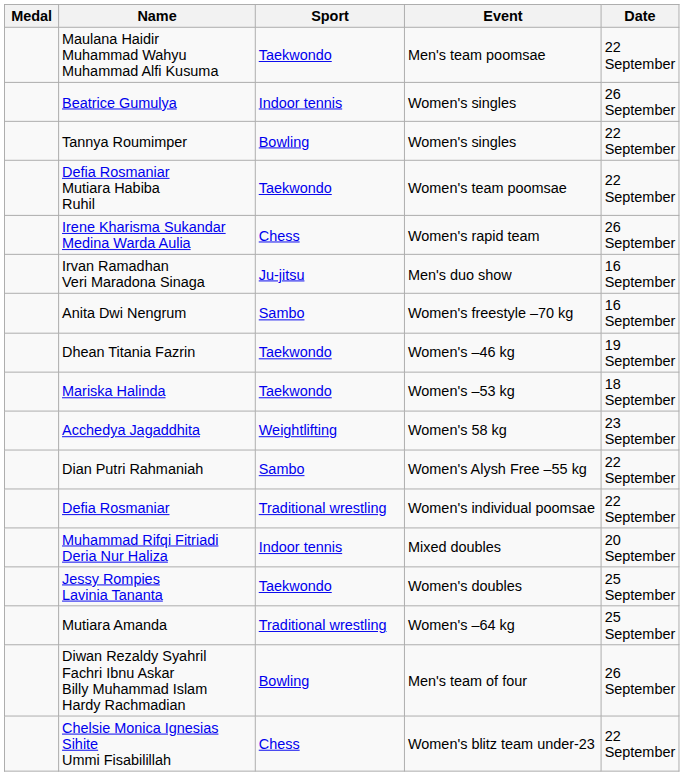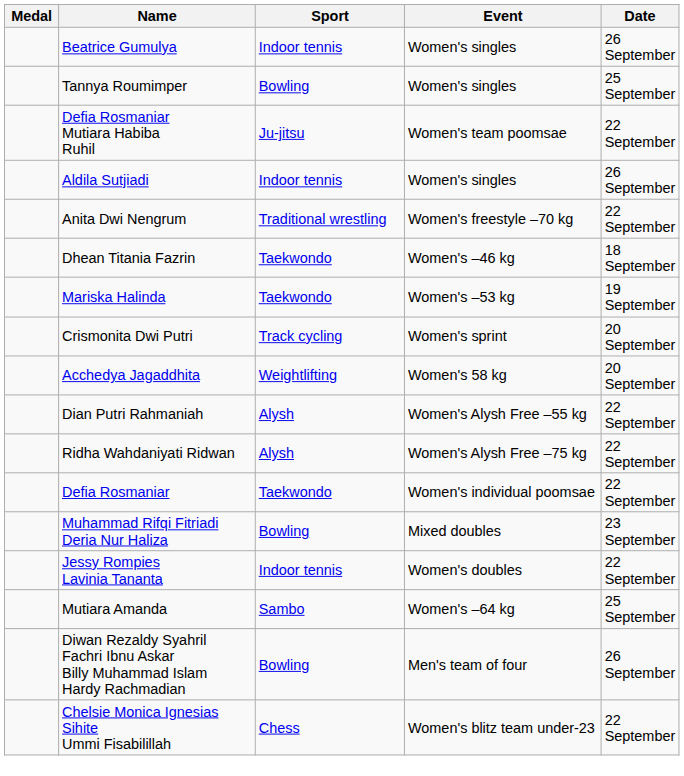- row: (140, 55)
(640, 141) 22 September -> (640, 86) 25 September
(295, 188) Taekwondo -> (282, 133) Ju-jitsu
- row: (144, 235)
+ row: (105, 180)
- row: (133, 274)
(282, 313) Sambo -> (323, 219) Traditional wrestling
(640, 313) 16 September -> (640, 219) 22 September
(640, 352) 19 September -> (640, 258) 18 September
(640, 391) 18 September -> (640, 297) 19 September
+ row: (127, 336)
(640, 430) 23 September -> (640, 375) 20 September
(282, 469) Sambo -> (276, 414) Alysh
+ row: (148, 453)
(323, 508) Traditional wrestling -> (295, 492) Taekwondo
(300, 547) Indoor tennis -> (284, 531) Bowling
(640, 547) 20 September -> (640, 531) 23 September
(295, 586) Taekwondo -> (300, 570) Indoor tennis
(640, 586) 25 September -> (640, 570) 22 September
(323, 625) Traditional wrestling -> (282, 609) Sambo
